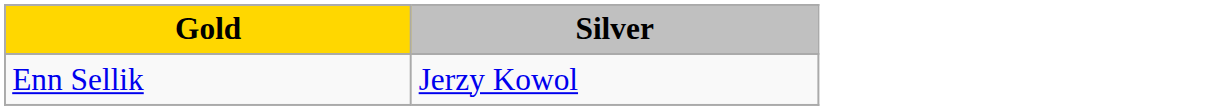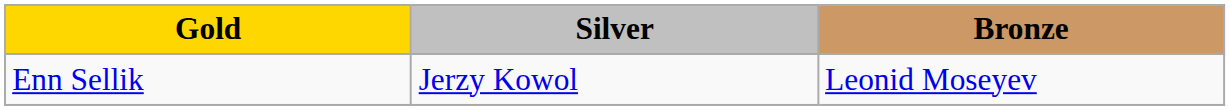+ column: (1021, 29)
